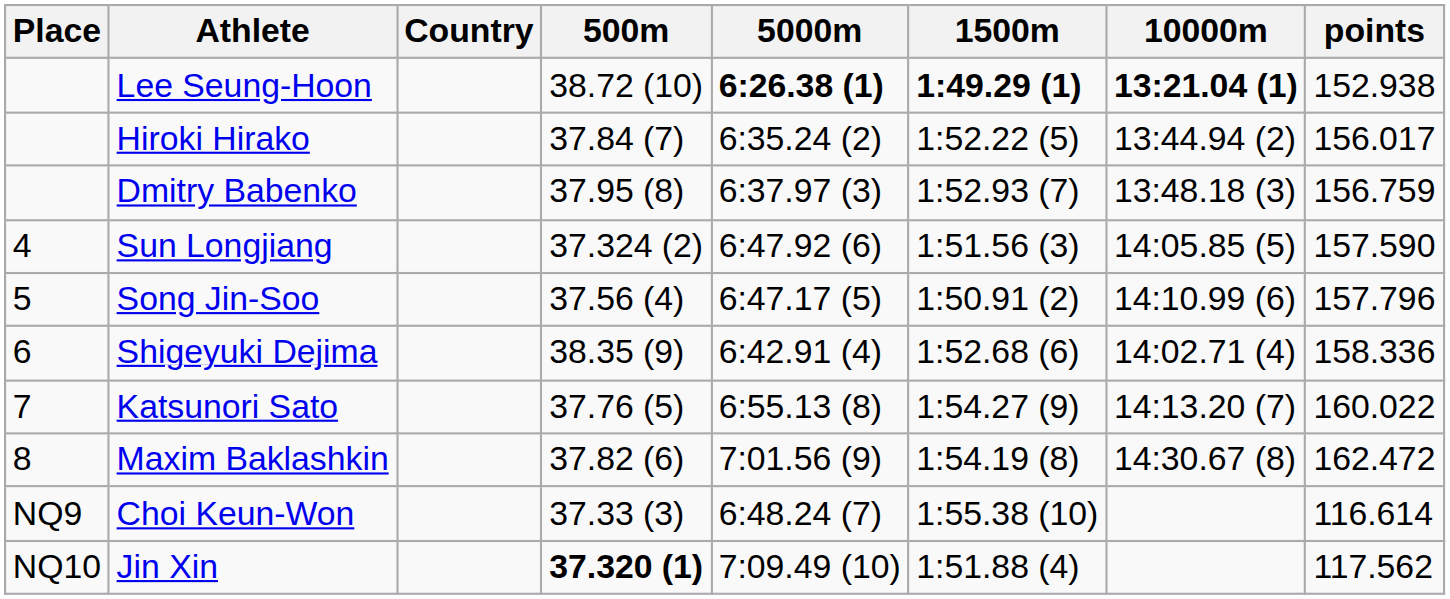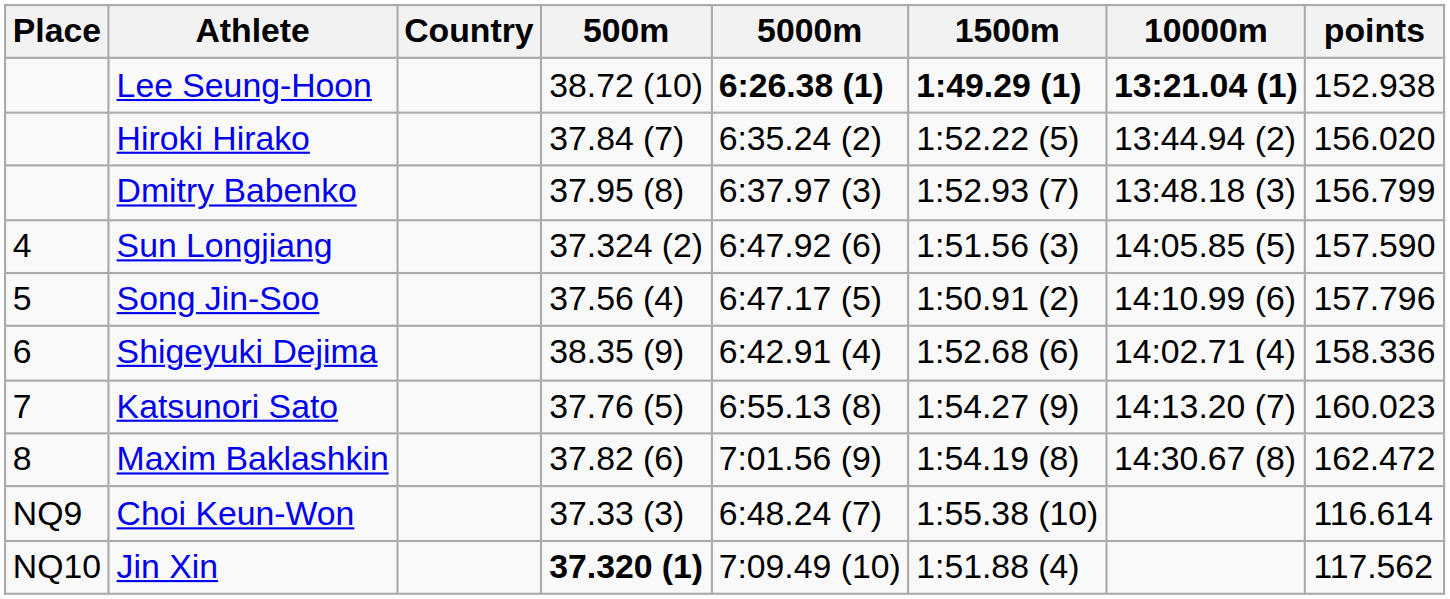(1374, 138) 156.017 -> (1374, 138) 156.020
(1374, 191) 156.759 -> (1374, 191) 156.799
(1374, 406) 160.022 -> (1374, 406) 160.023
